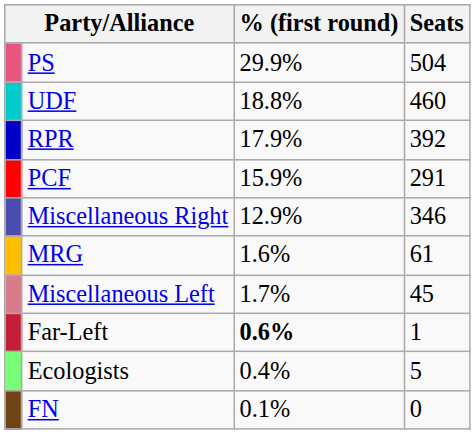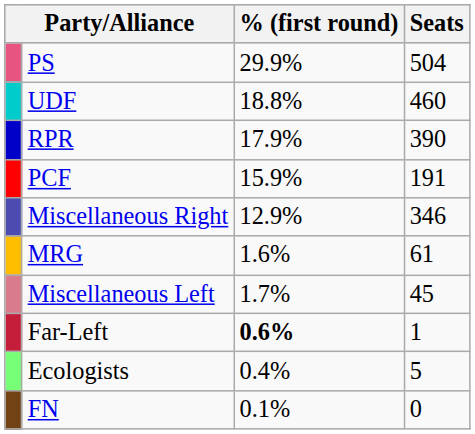(428, 139) 392 -> (428, 139) 390
(428, 178) 291 -> (428, 178) 191
